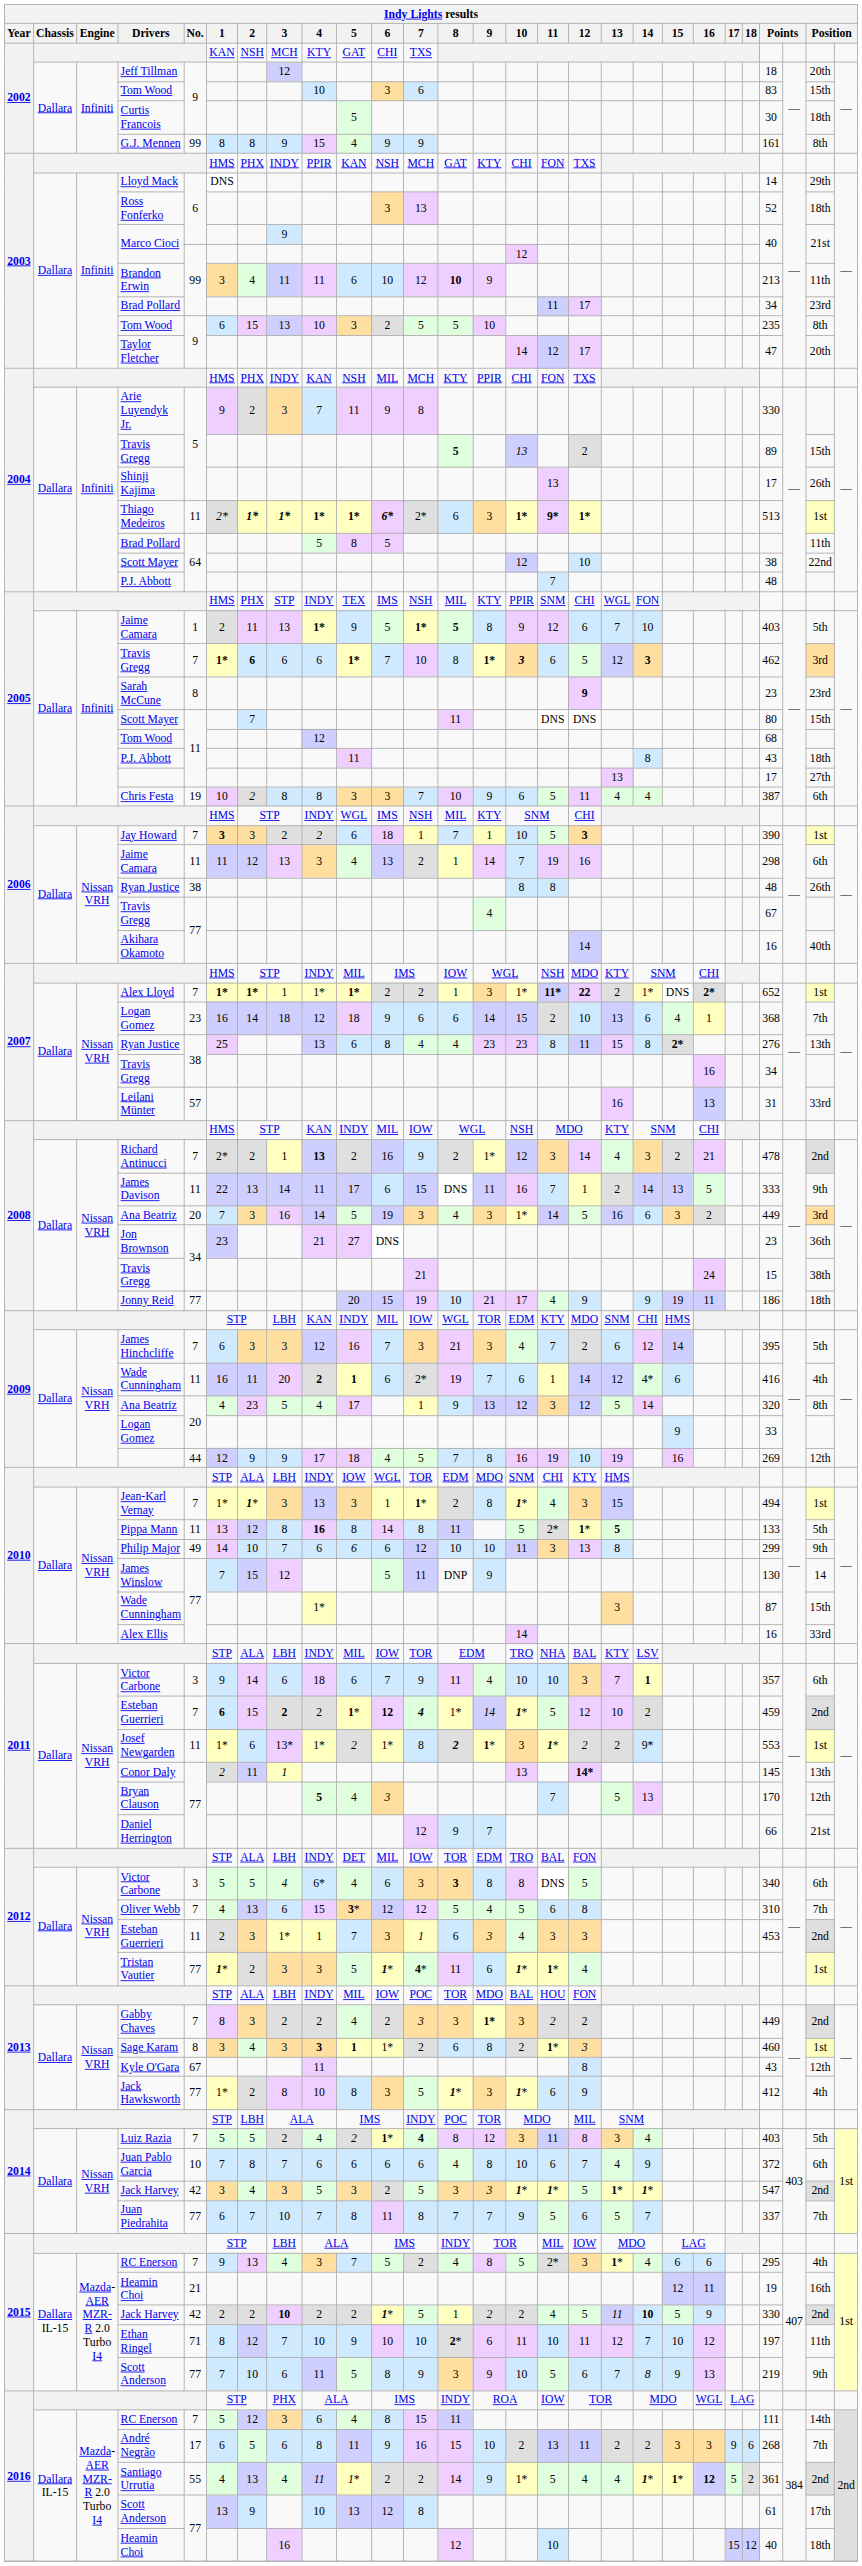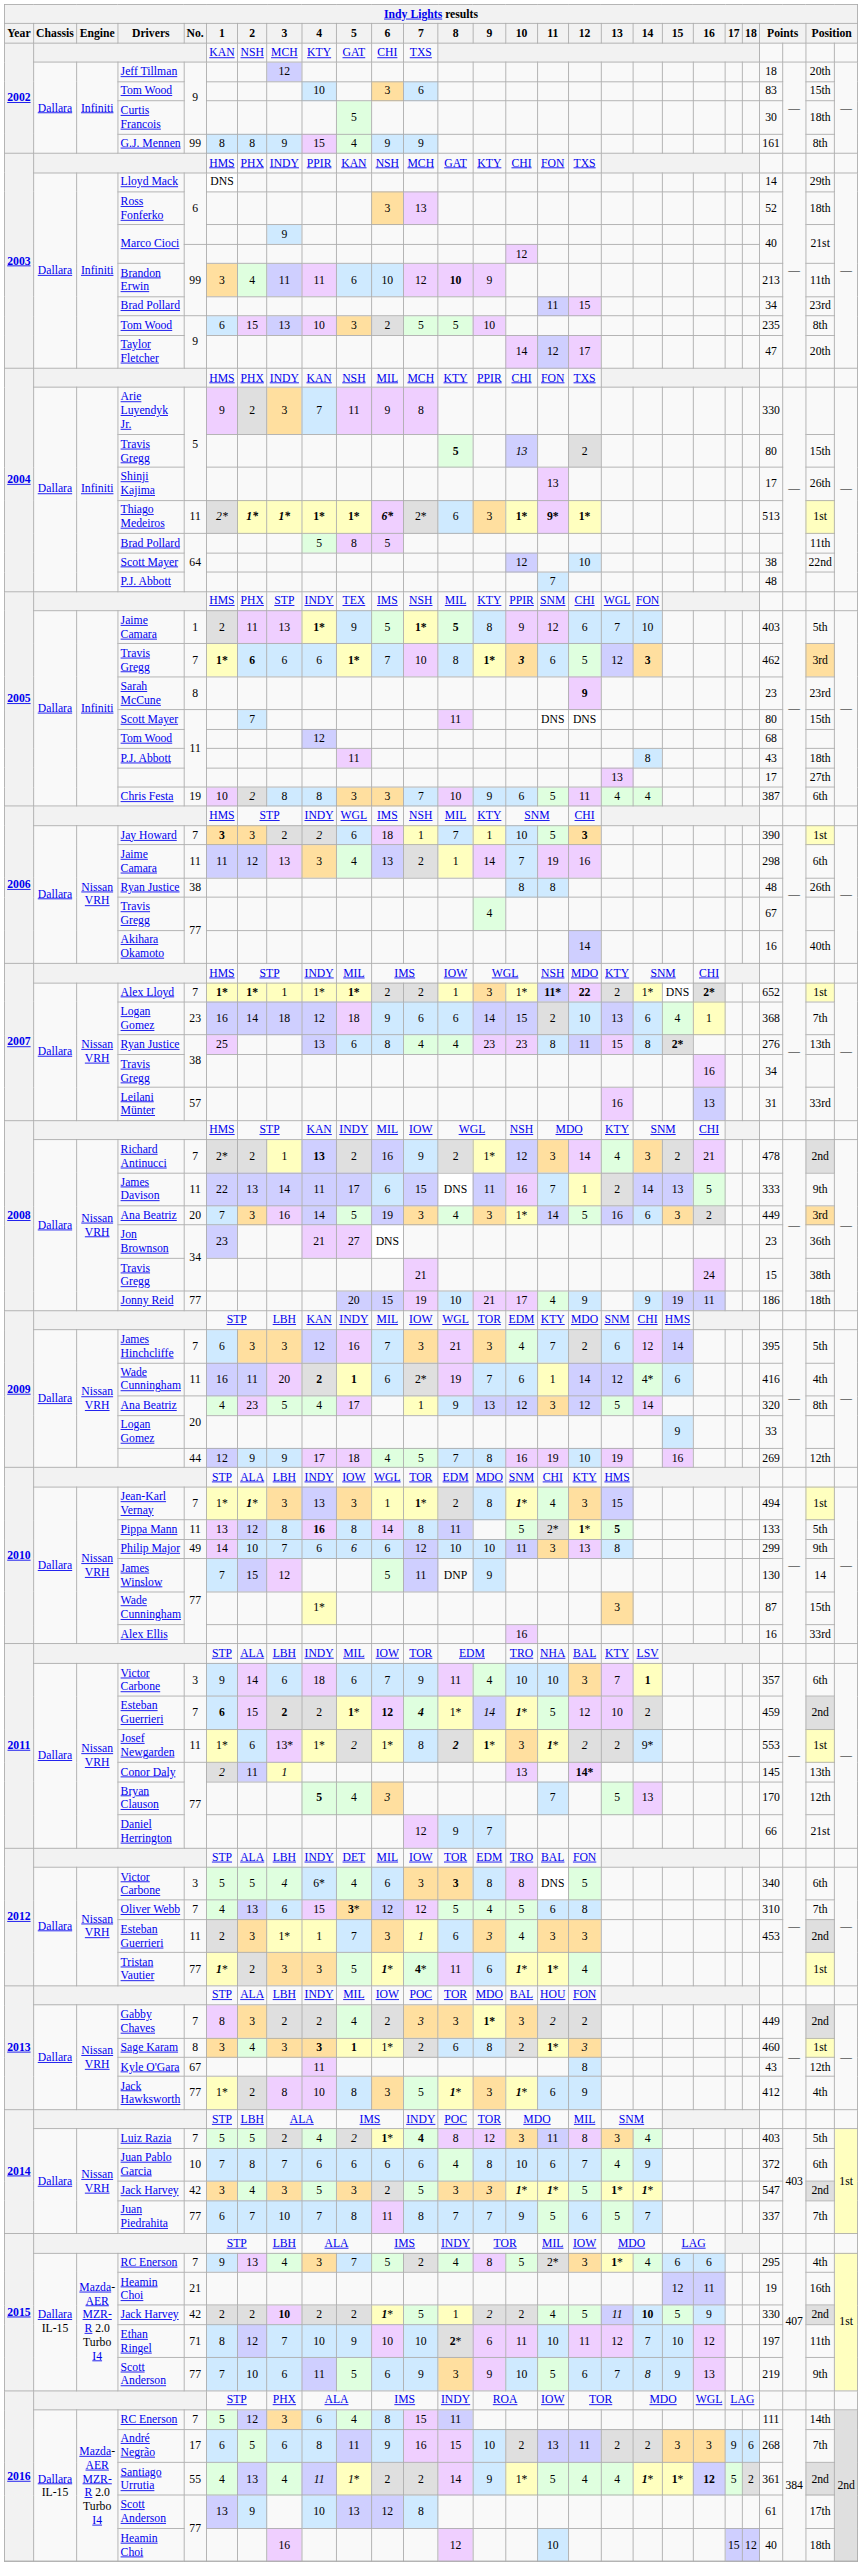(585, 305) 17 -> (585, 305) 15
(771, 450) 89 -> (771, 450) 80
(522, 1633) 14 -> (522, 1633) 16
(387, 2373) 8 -> (387, 2373) 6
